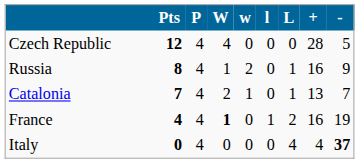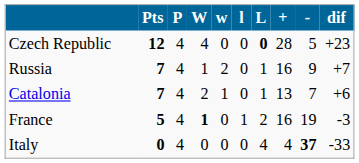+ column: (336, 17)
(292, 43) normal -> (263, 43) bold
(178, 68) 8 -> (160, 68) 7
(178, 119) 4 -> (160, 119) 5
